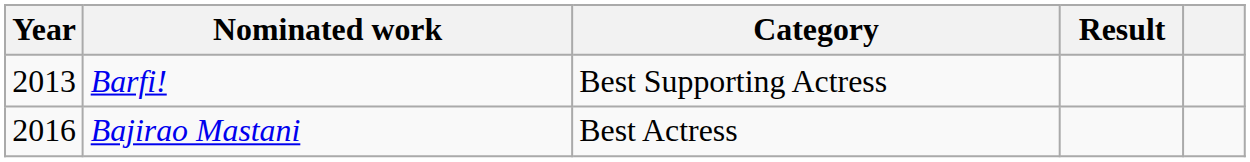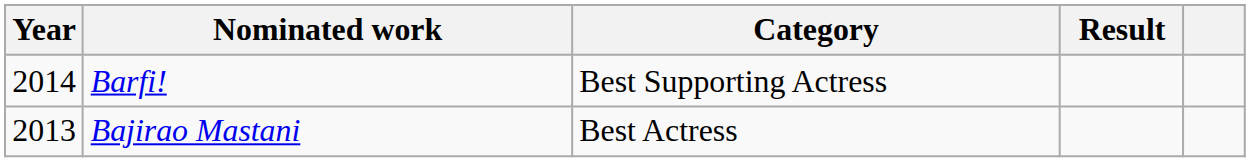(44, 80) 2013 -> (44, 80) 2014
(44, 130) 2016 -> (44, 130) 2013
